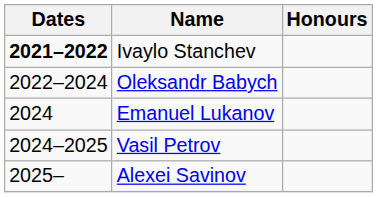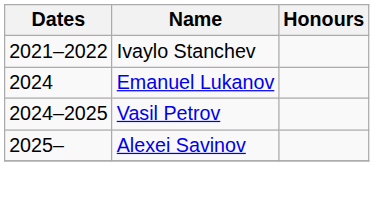(58, 51) bold -> (58, 51) normal
- row: (197, 82)
